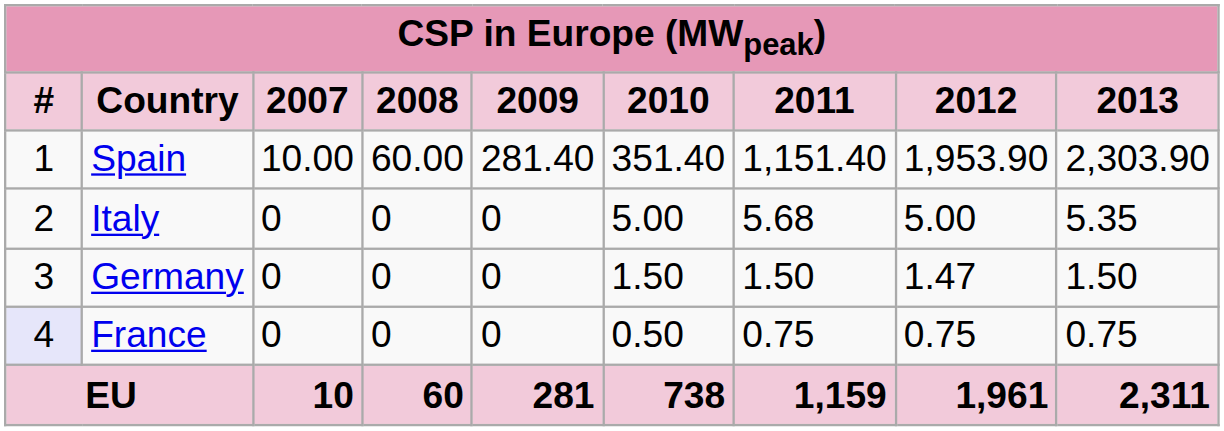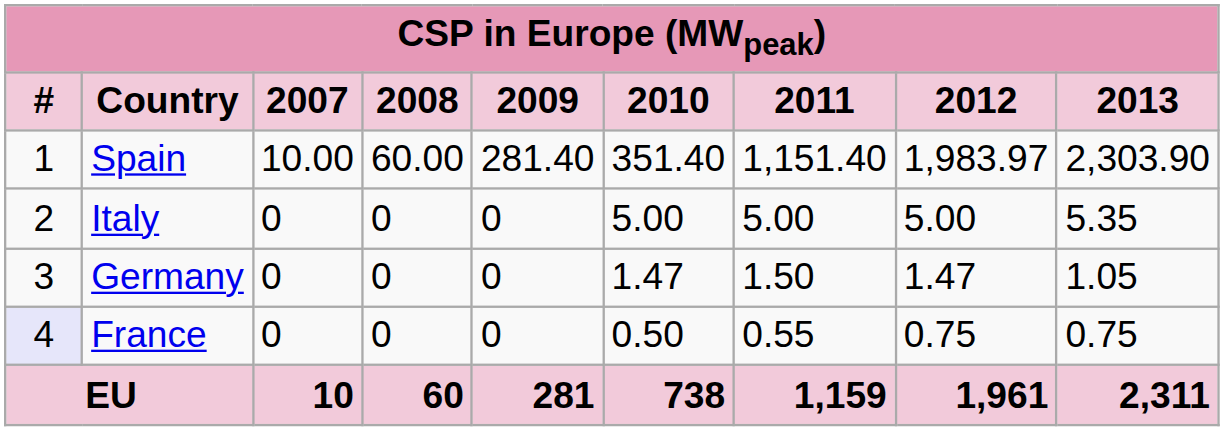(976, 159) 1,953.90 -> (976, 159) 1,983.97
(778, 217) 5.68 -> (778, 217) 5.00
(648, 276) 1.50 -> (648, 276) 1.47
(1102, 276) 1.50 -> (1102, 276) 1.05
(778, 335) 0.75 -> (778, 335) 0.55
